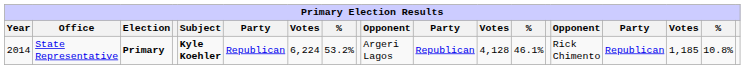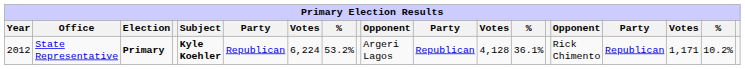(19, 50) 2014 -> (19, 50) 2012
(529, 50) 46.1% -> (529, 50) 36.1%
(684, 50) 1,185 -> (684, 50) 1,171
(718, 50) 10.8% -> (718, 50) 10.2%
